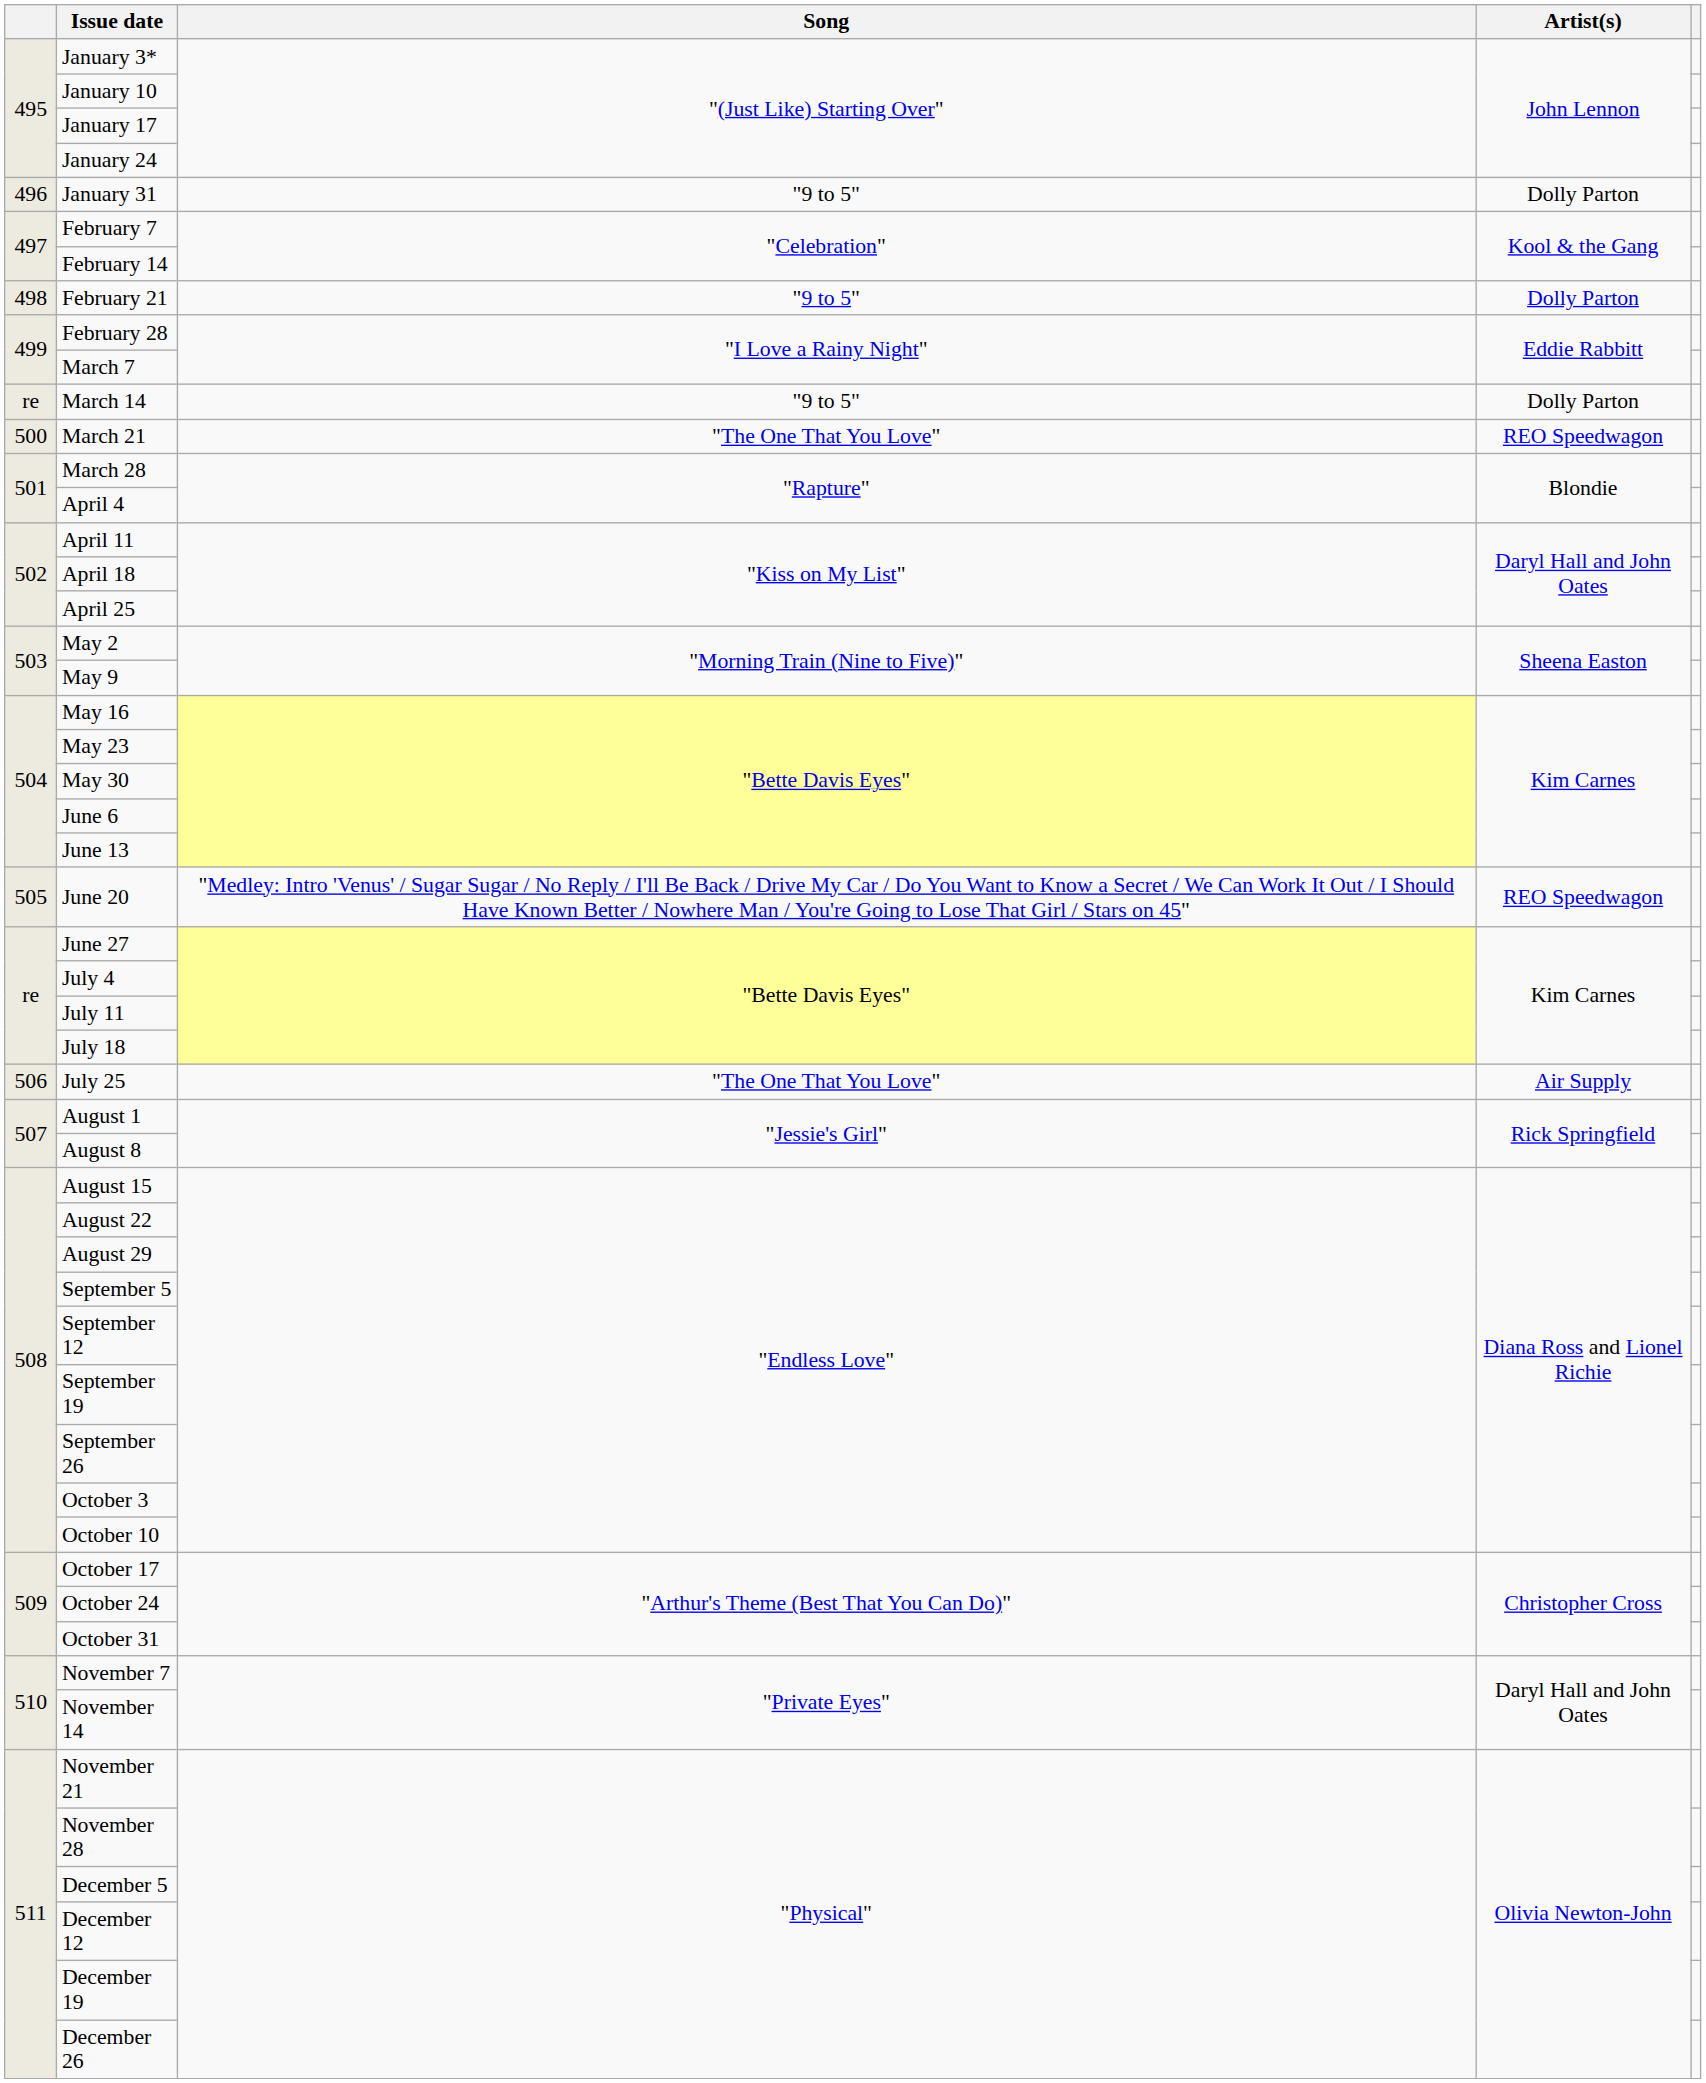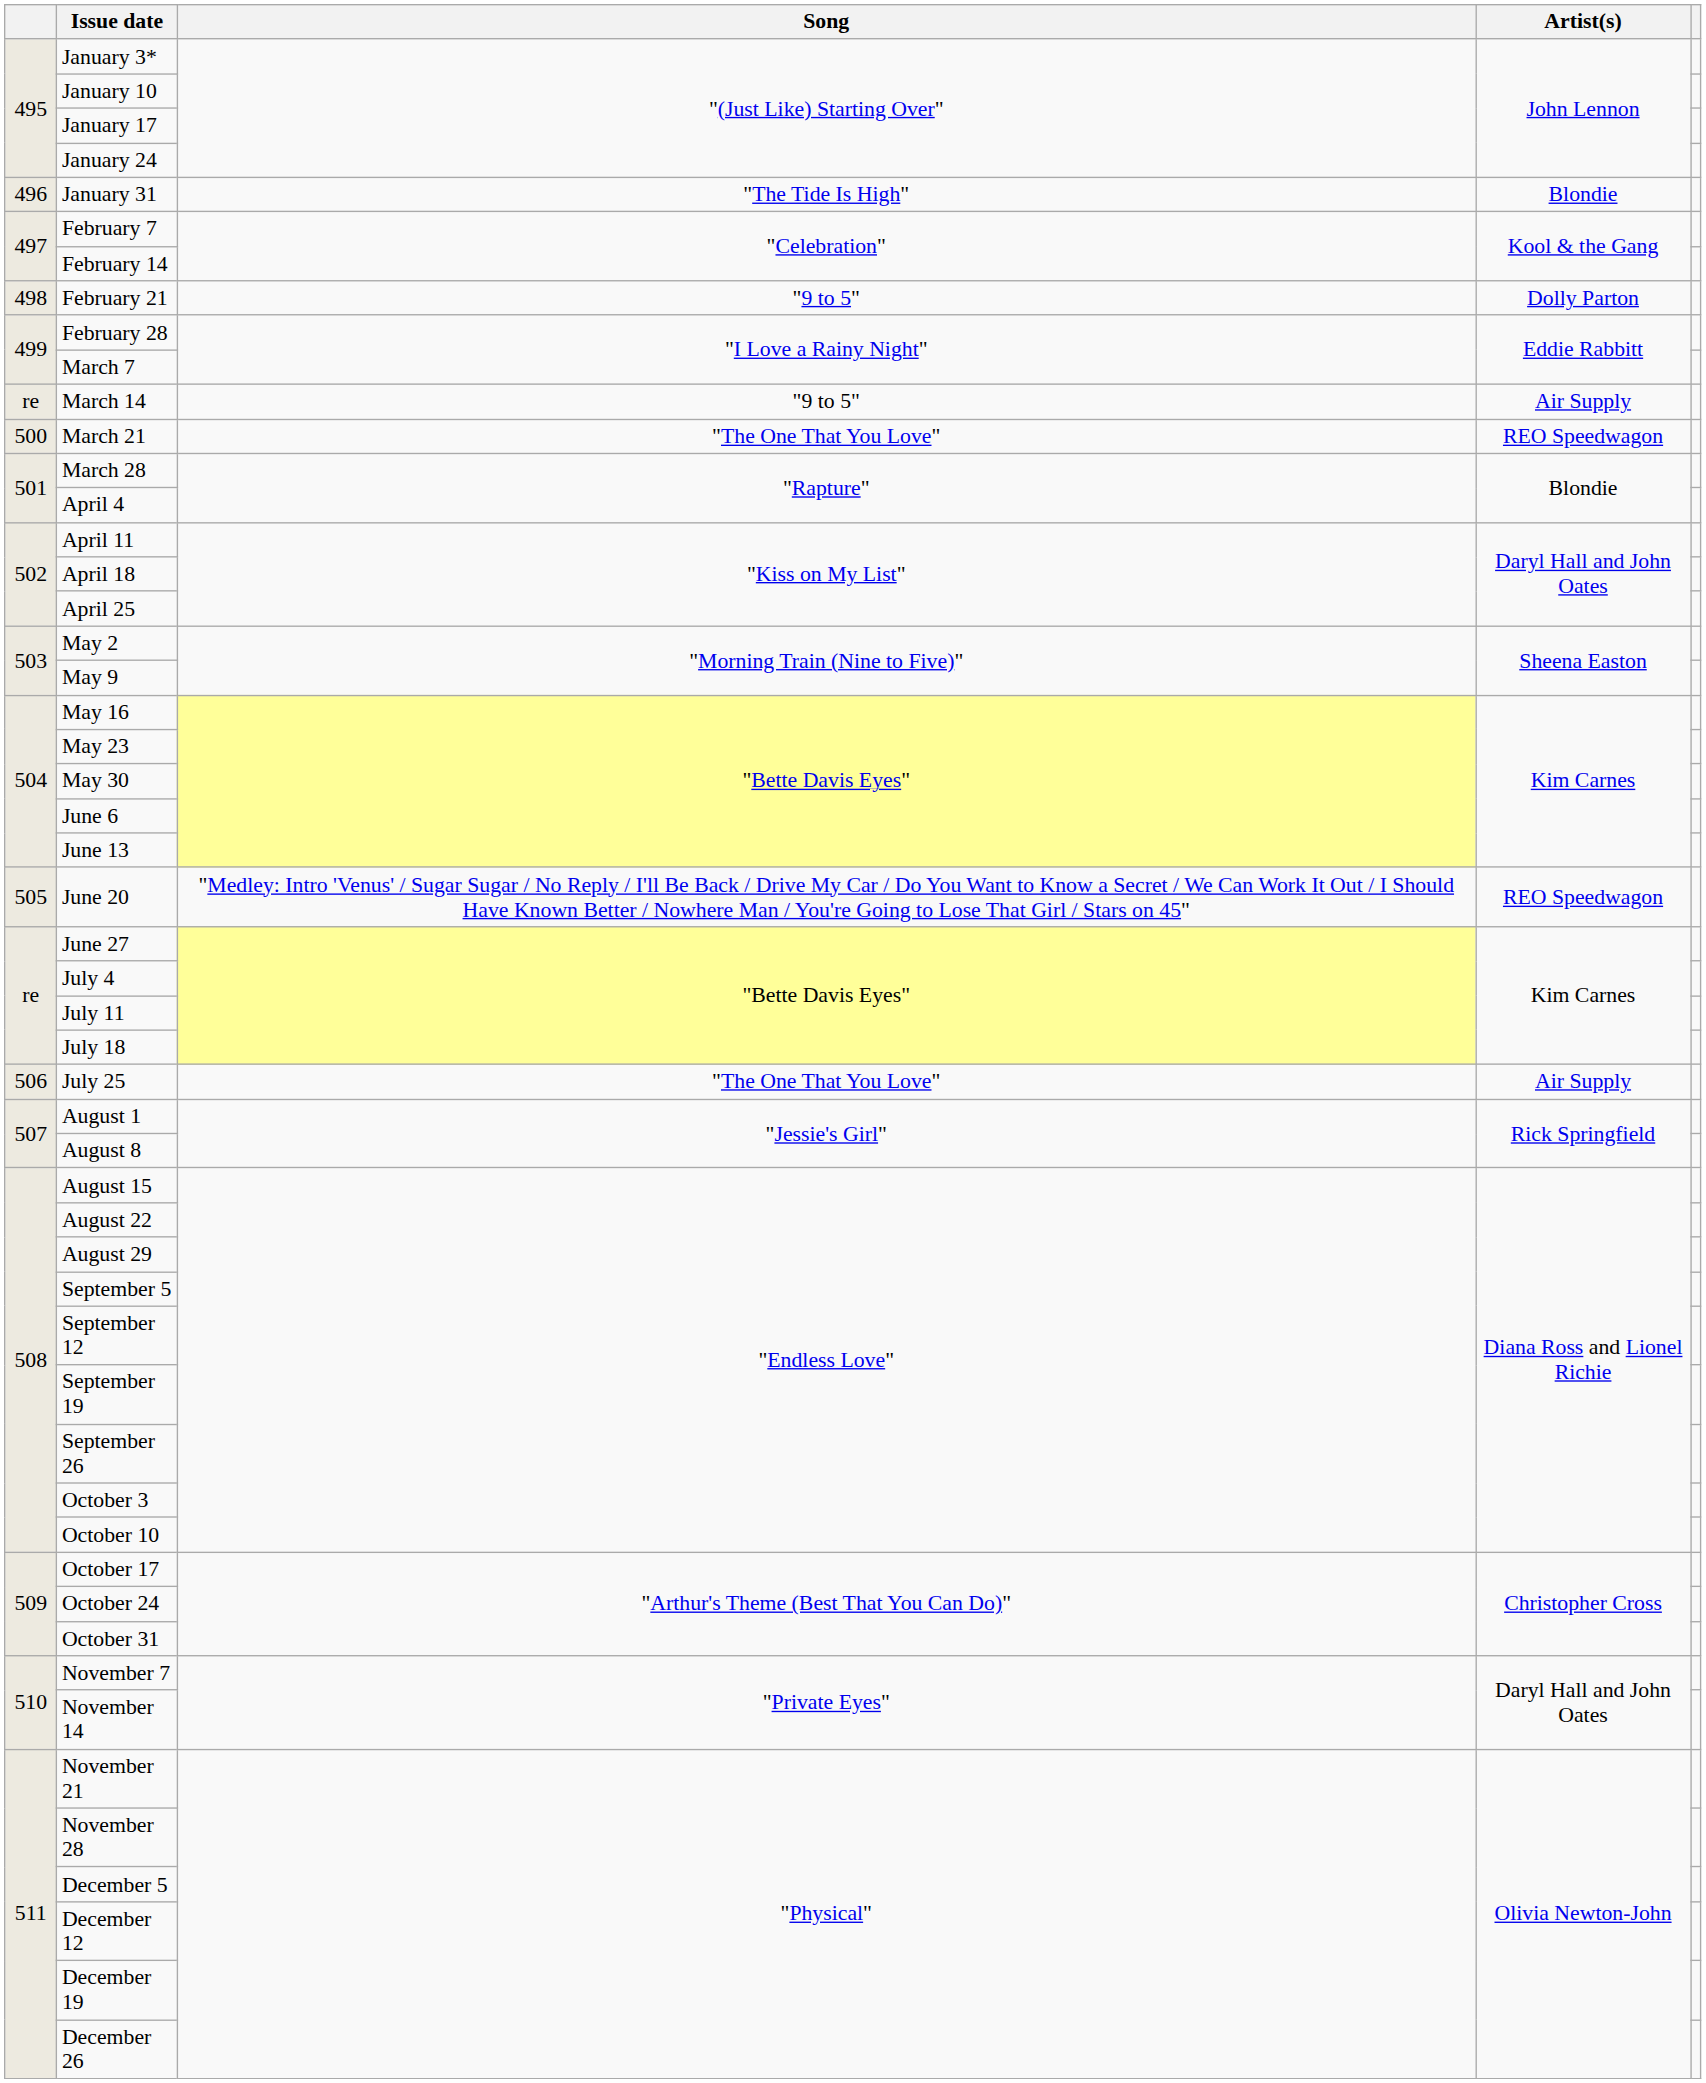(826, 194) "9 to 5" -> (826, 194) "The Tide Is High"
(1583, 194) Dolly Parton -> (1583, 194) Blondie
(1583, 401) Dolly Parton -> (1583, 401) Air Supply
